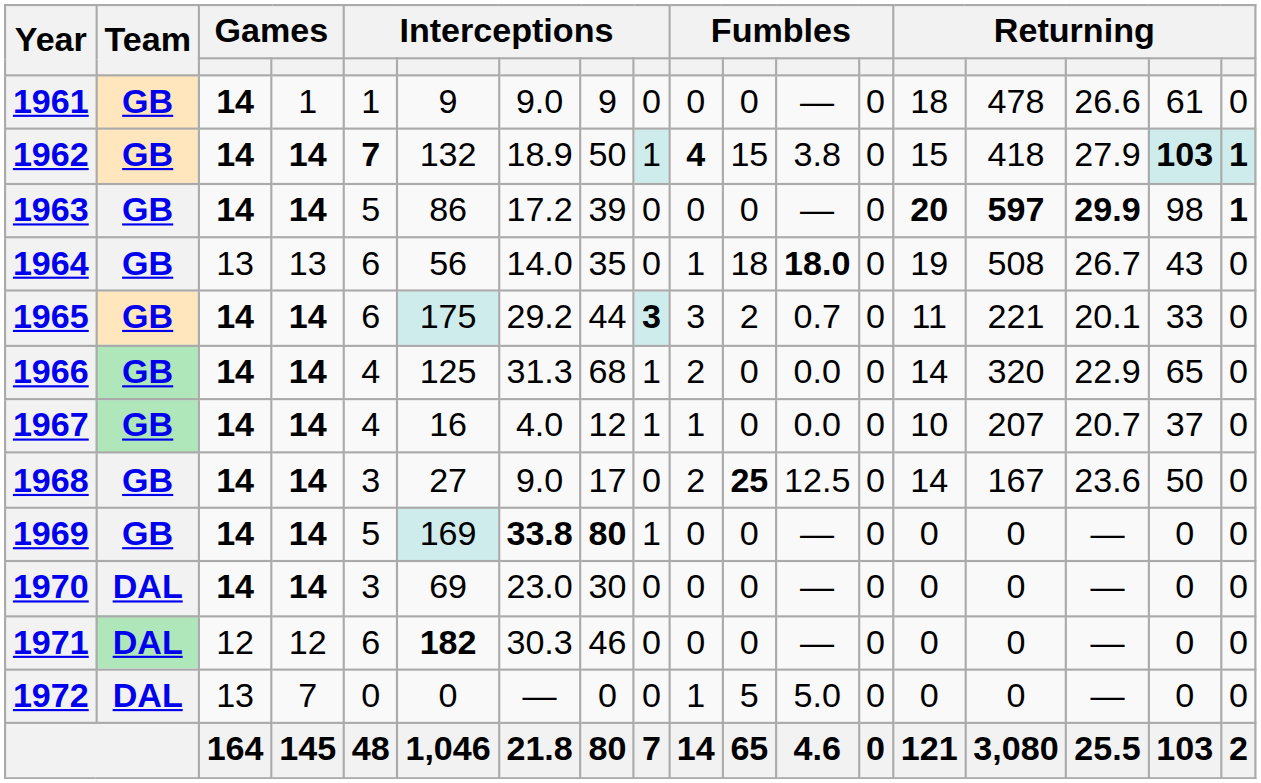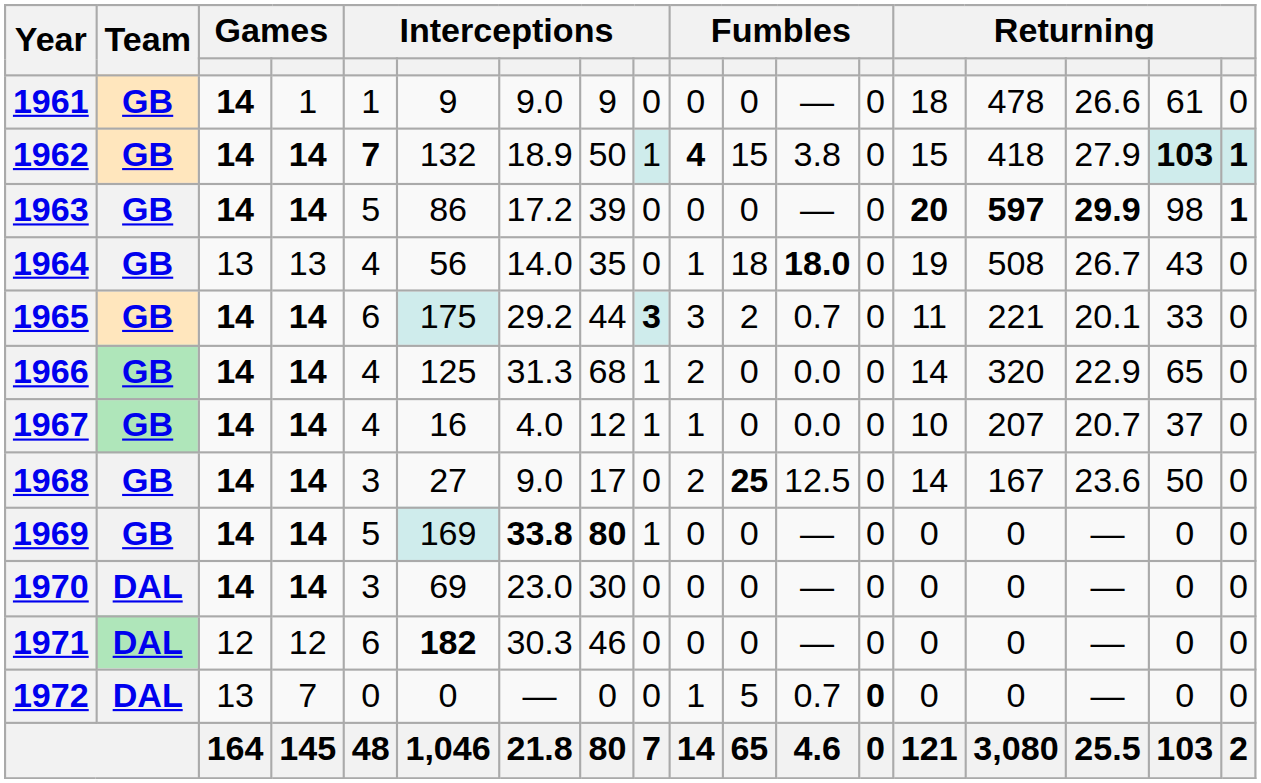(371, 263) 6 -> (371, 263) 4
(817, 695) 5.0 -> (817, 695) 0.7
(876, 695) normal -> (876, 695) bold
